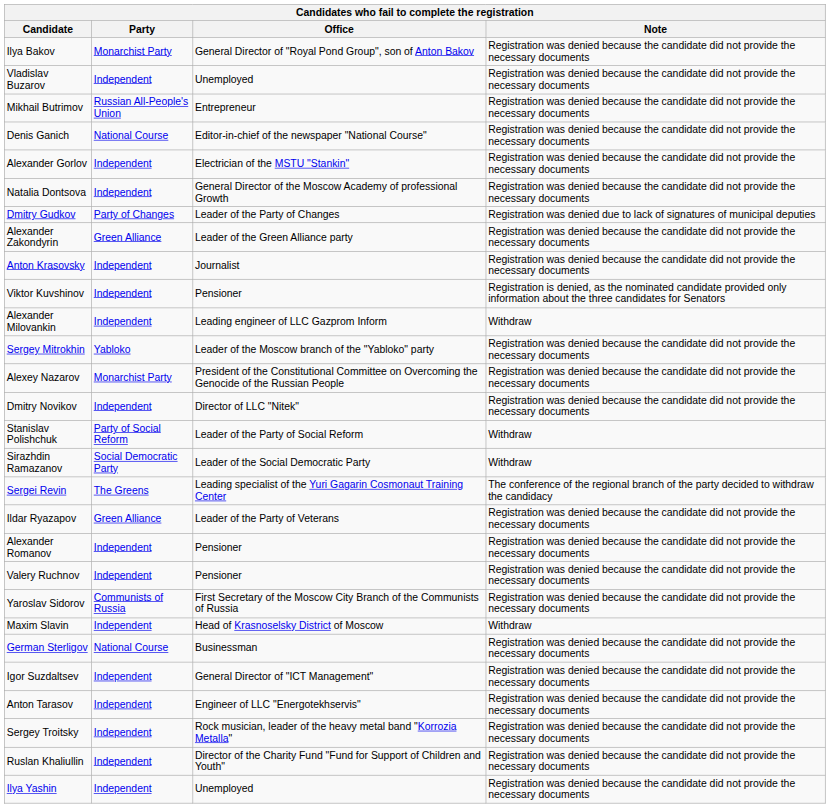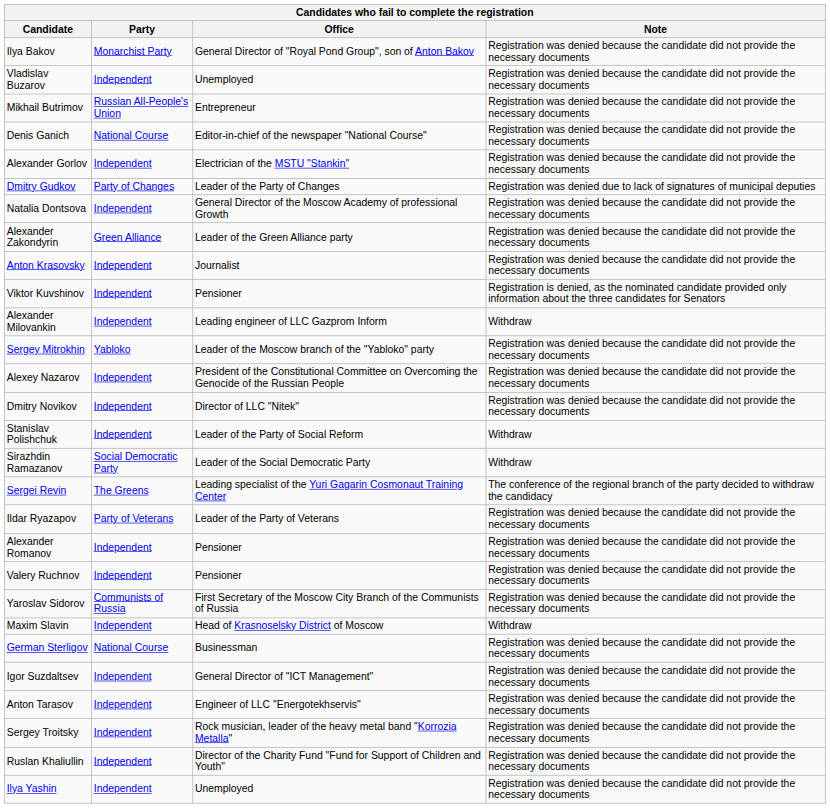rows swapped: (41, 214) <-> (46, 192)
(133, 378) Monarchist Party -> (123, 378) Independent
(127, 434) Party of Social Reform -> (123, 434) Independent
(128, 519) Green Alliance -> (134, 519) Party of Veterans
